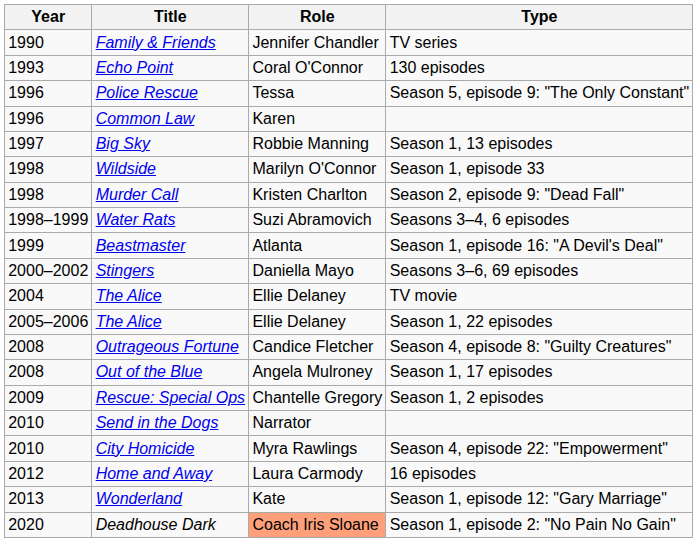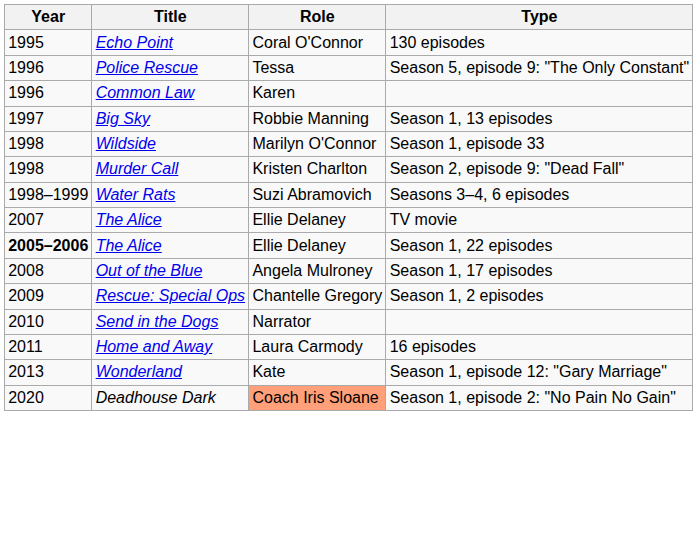- row: (156, 42)
(26, 67) 1993 -> (26, 42) 1995
- row: (141, 245)
- row: (125, 270)
(26, 296) 2004 -> (26, 220) 2007
(48, 321) normal -> (48, 245) bold
- row: (167, 347)
- row: (145, 448)
(26, 473) 2012 -> (25, 347) 2011
